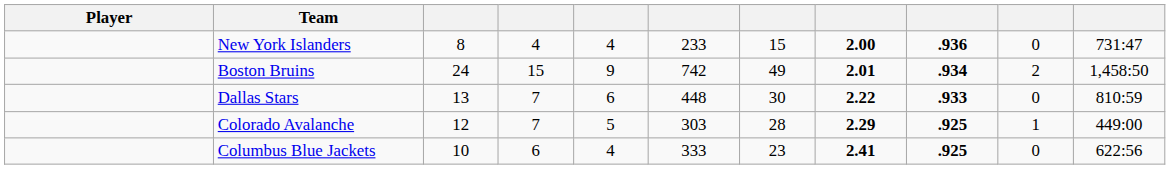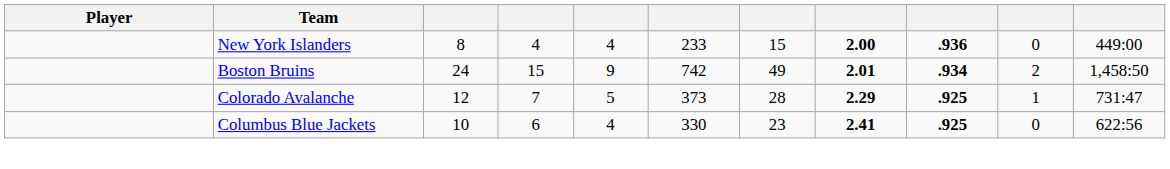(1119, 44) 731:47 -> (1119, 44) 449:00
- row: (258, 97)
(694, 124) 303 -> (694, 97) 373
(1119, 124) 449:00 -> (1119, 97) 731:47
(694, 151) 333 -> (694, 124) 330
